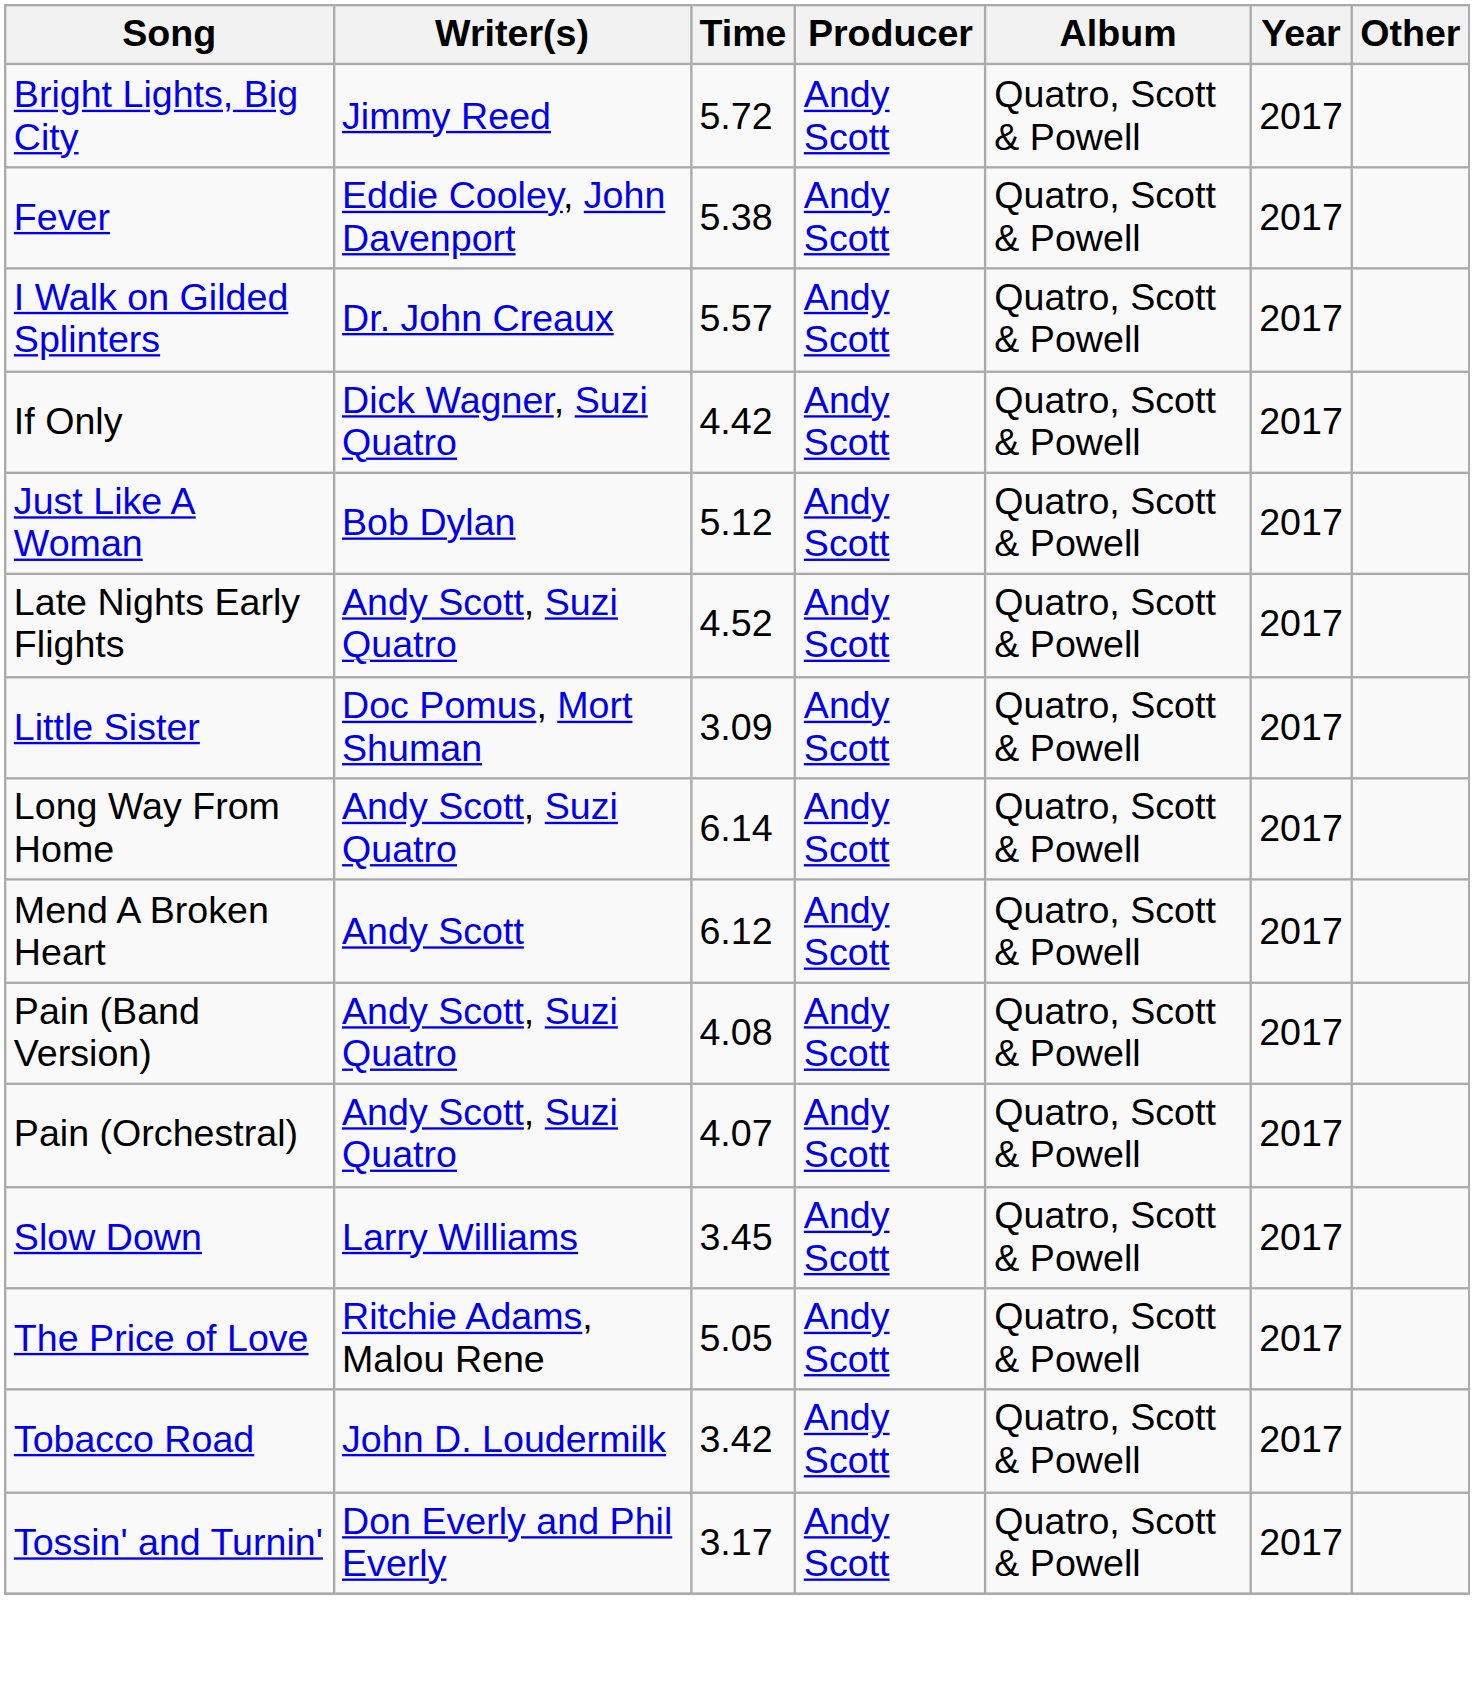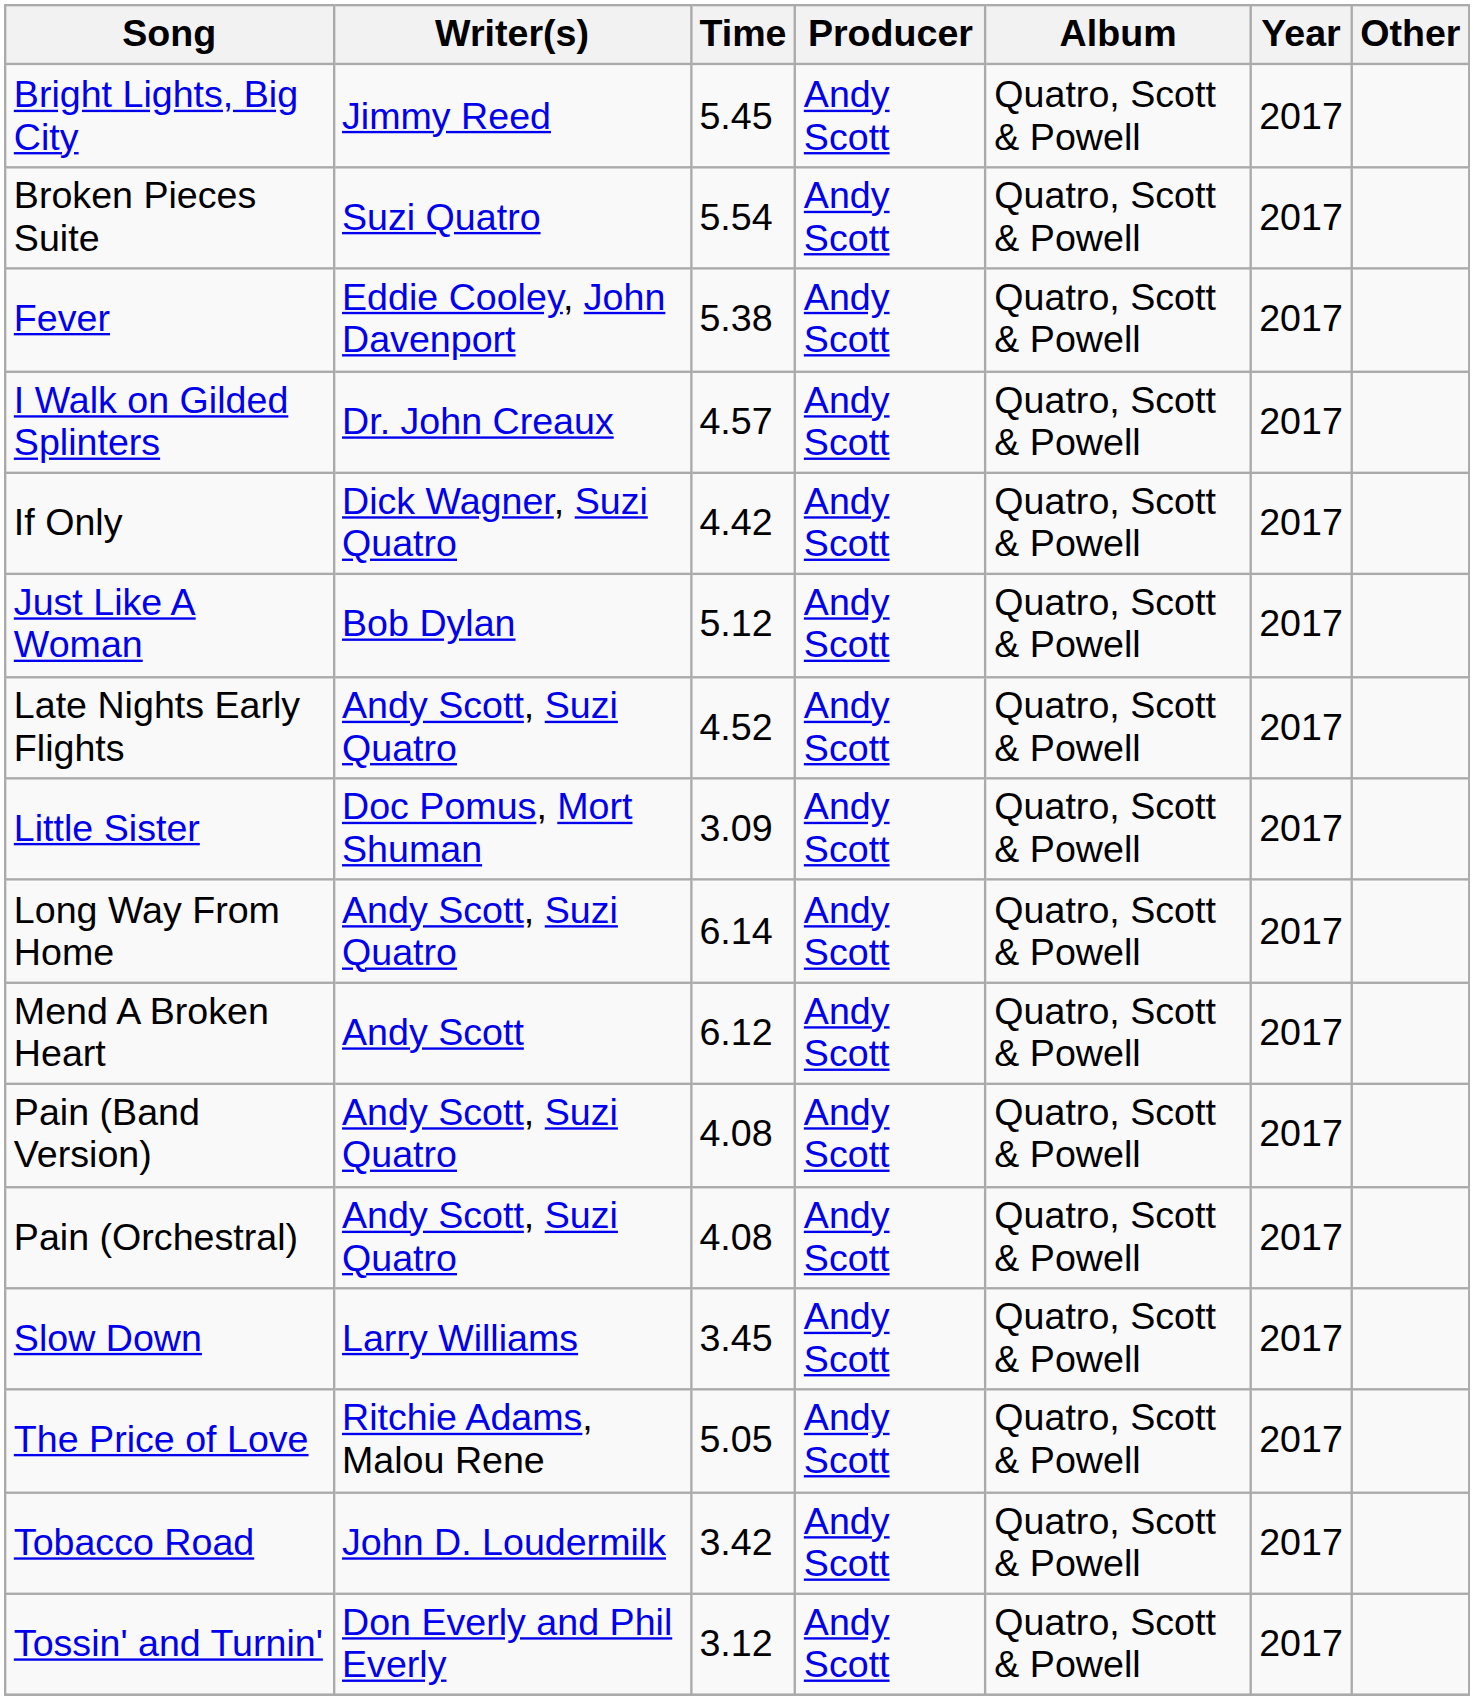(736, 115) 5.72 -> (736, 115) 5.45
+ row: (135, 217)
(736, 318) 5.57 -> (736, 420) 4.57
(736, 1134) 4.07 -> (736, 1236) 4.08
(736, 1542) 3.17 -> (736, 1644) 3.12
